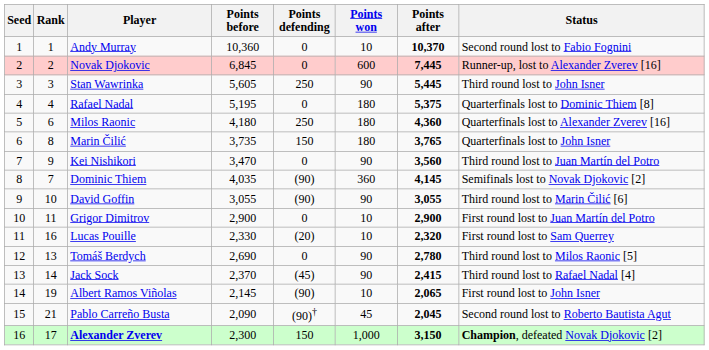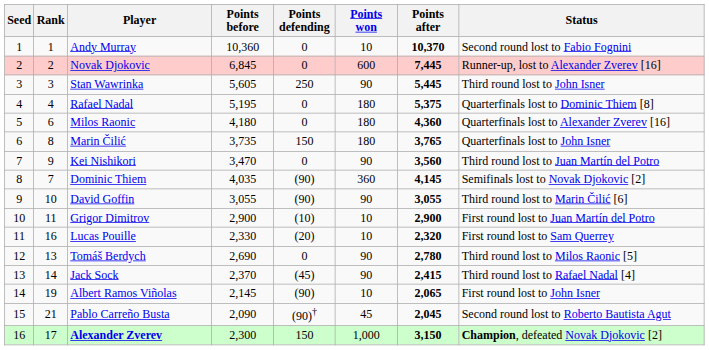(304, 122) 250 -> (304, 122) 0
(304, 217) 0 -> (304, 217) (10)
